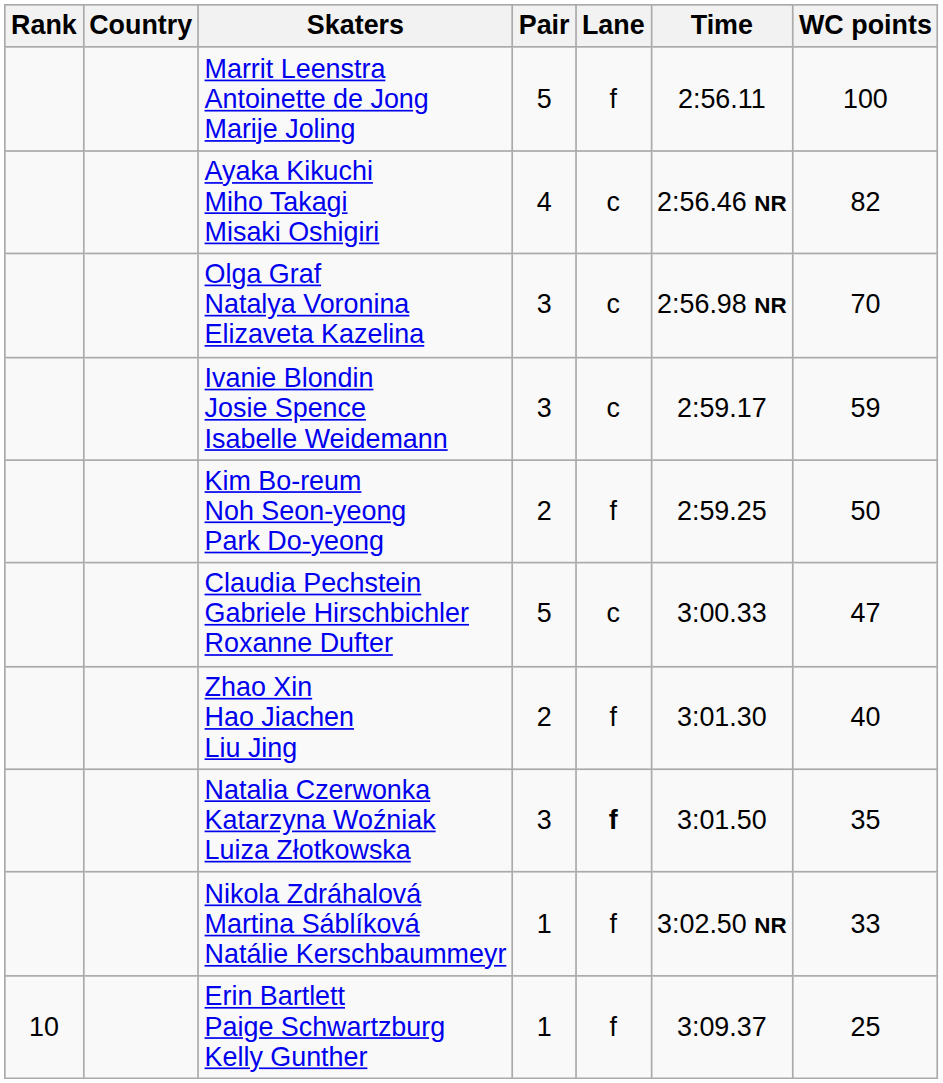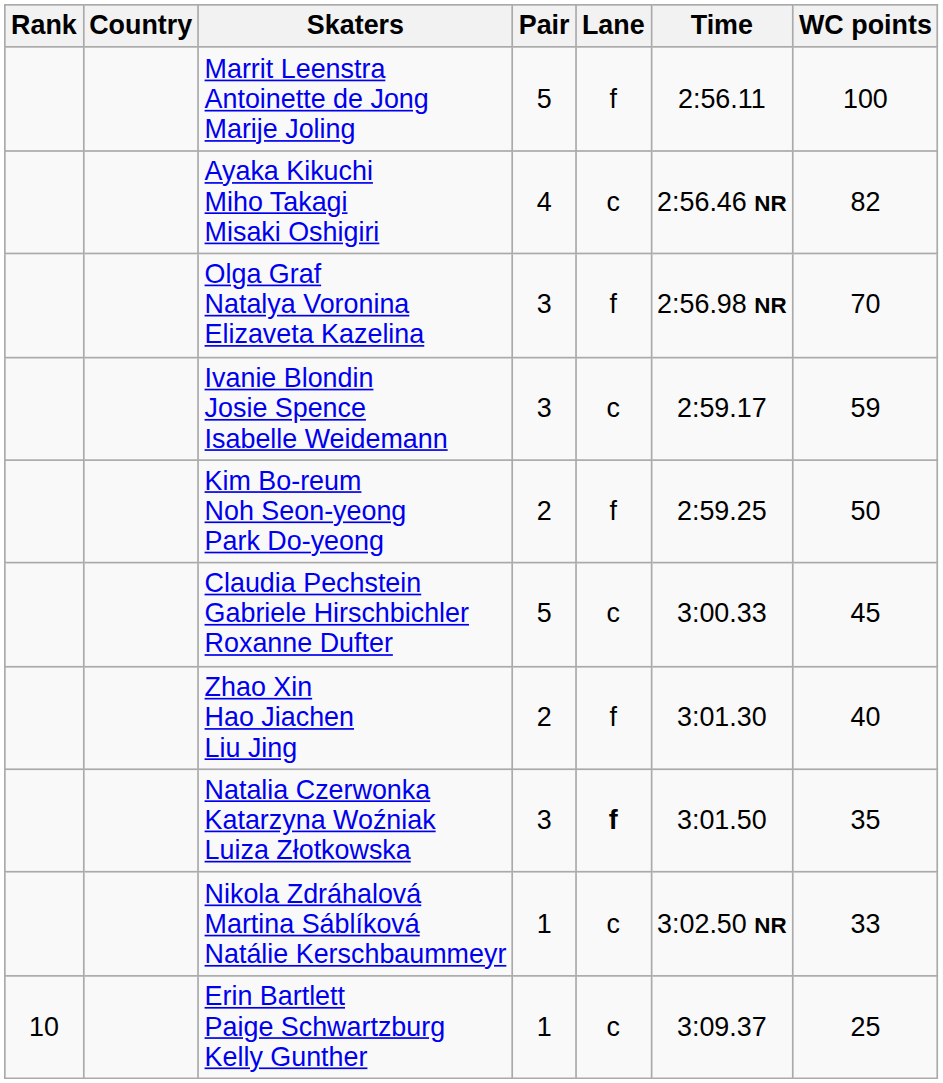(613, 304) c -> (613, 304) f
(865, 614) 47 -> (865, 614) 45
(613, 923) f -> (613, 923) c
(613, 1026) f -> (613, 1026) c
